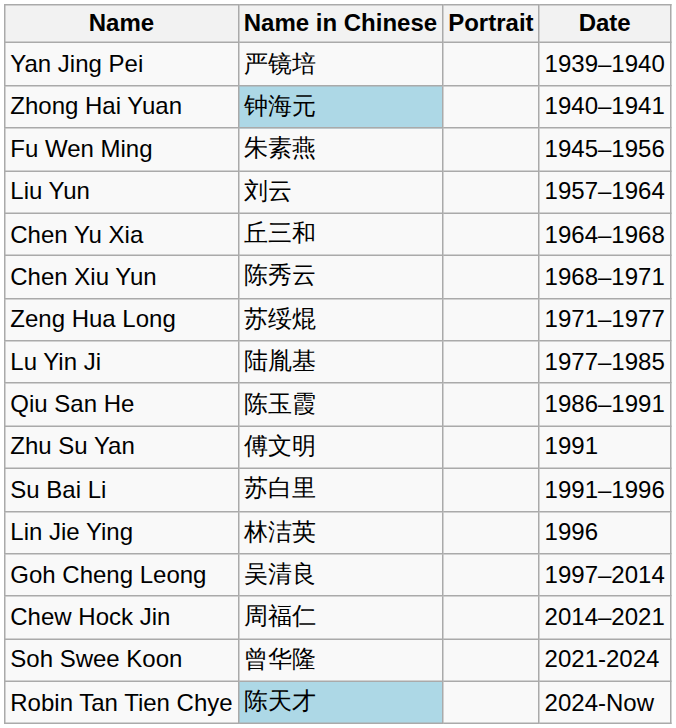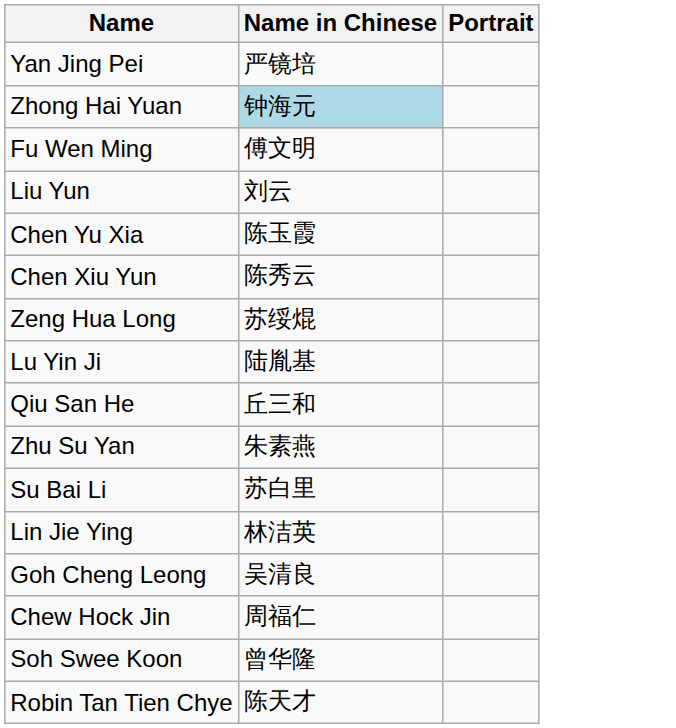- column: (605, 23)
(280, 148) 朱素燕 -> (280, 148) 傅文明
(280, 233) 丘三和 -> (280, 233) 陈玉霞
(280, 403) 陈玉霞 -> (280, 403) 丘三和
(280, 446) 傅文明 -> (280, 446) 朱素燕
(280, 701) lightblue background -> (280, 701) no background
